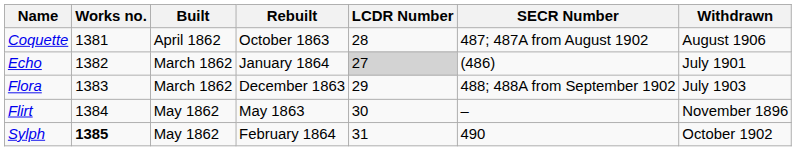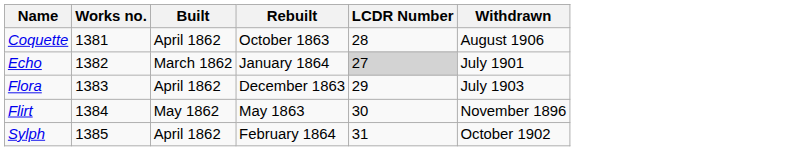- column: (568, 16)
(193, 87) March 1862 -> (187, 87) April 1862
(92, 134) bold -> (92, 134) normal
(186, 134) May 1862 -> (187, 134) April 1862
